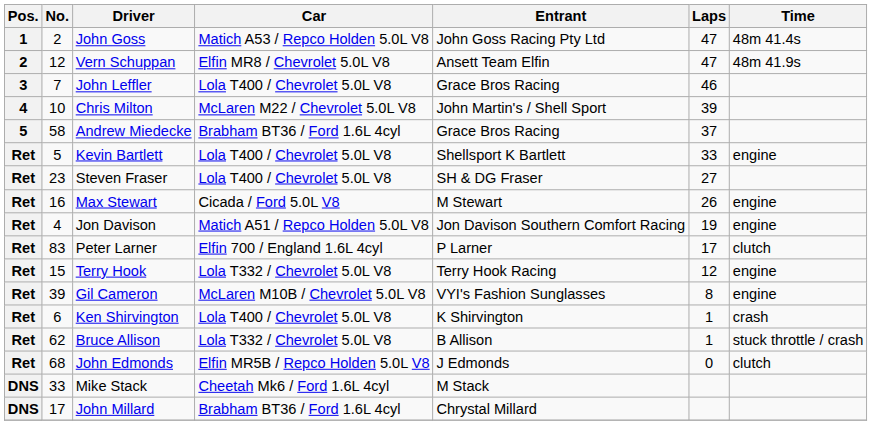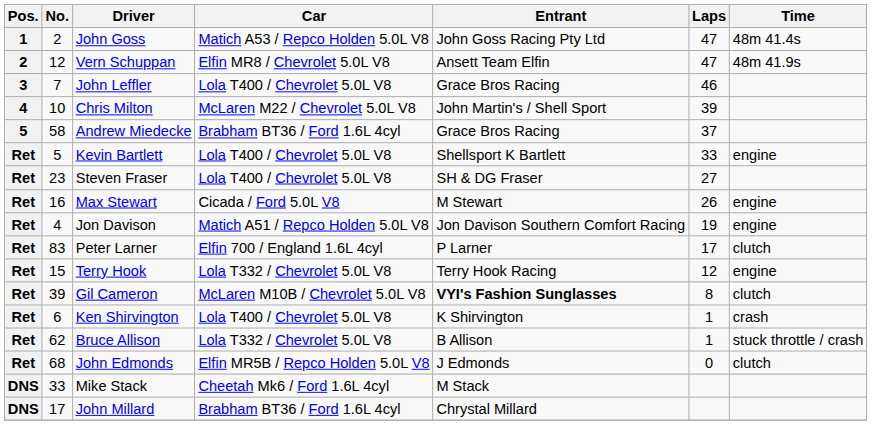(521, 293) normal -> (526, 293) bold
(755, 293) engine -> (752, 293) clutch
